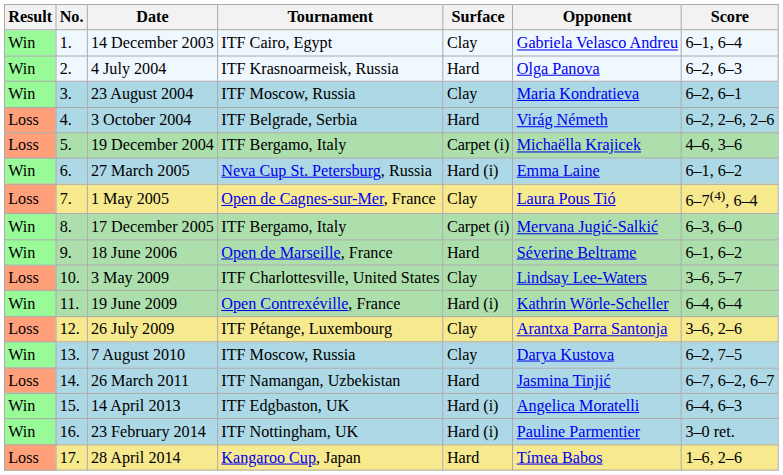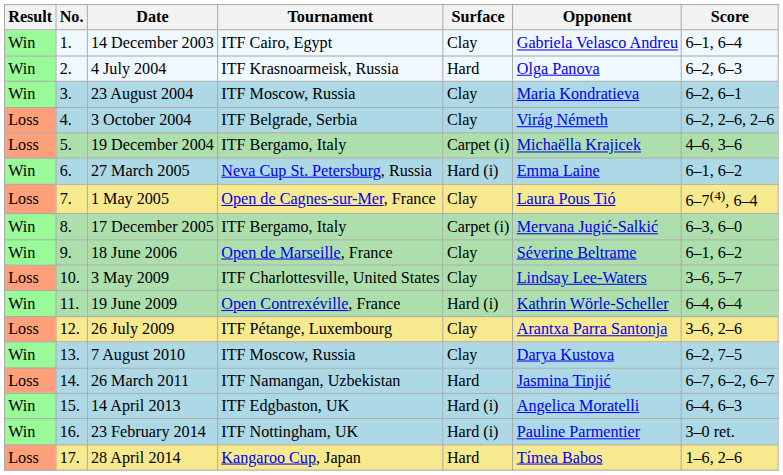(463, 119) Hard -> (462, 119) Clay
(463, 252) Hard -> (462, 252) Clay
